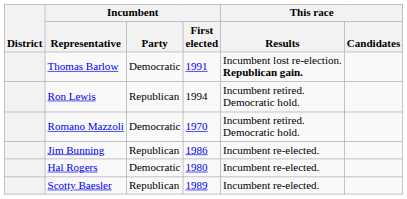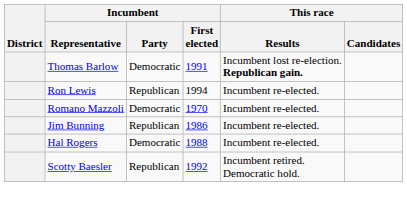(264, 96) Incumbent retired. Democratic hold. -> (271, 90) Incumbent re-elected.
(264, 126) Incumbent retired. Democratic hold. -> (271, 108) Incumbent re-elected.
(197, 167) 1980 -> (197, 143) 1988
(197, 185) 1989 -> (197, 166) 1992
(271, 185) Incumbent re-elected. -> (264, 166) Incumbent retired. Democratic hold.
